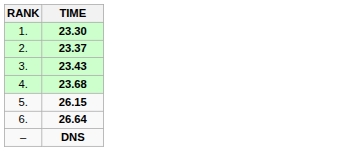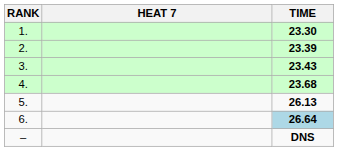+ column: (157, 14)
(73, 49) 23.37 -> (303, 49) 23.39
(73, 102) 26.15 -> (303, 102) 26.13
(73, 120) no background -> (303, 120) lightblue background
